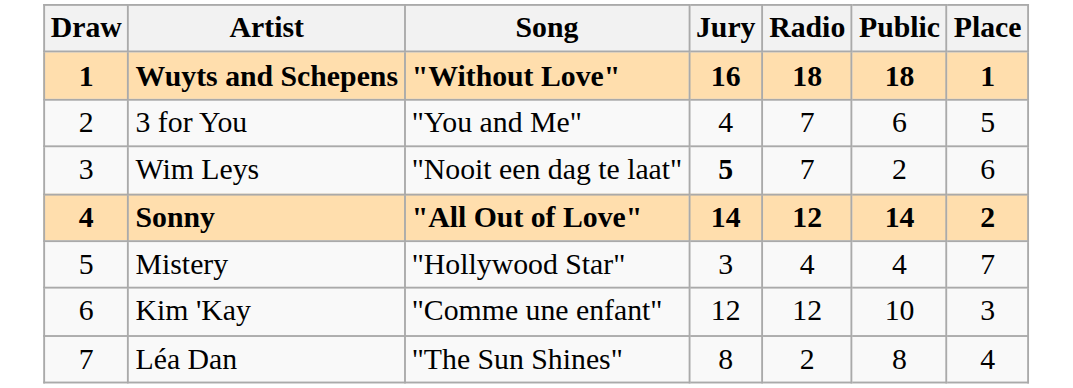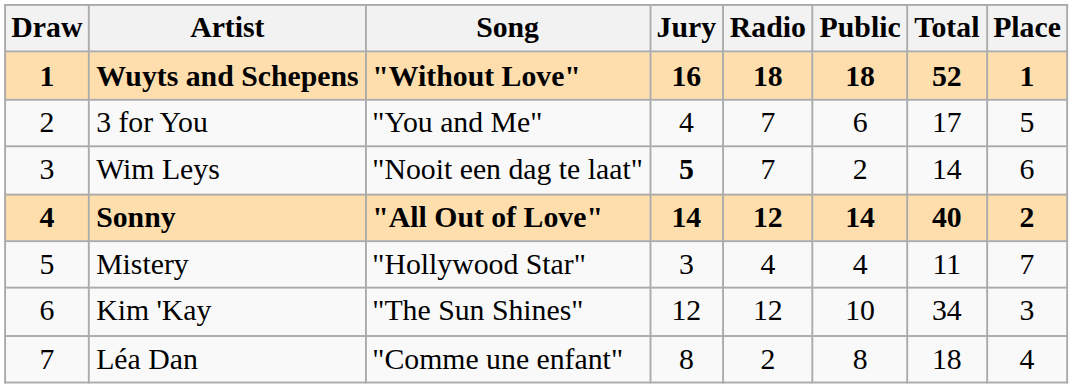+ column: (947, 28)
(537, 311) "Comme une enfant" -> (478, 311) "The Sun Shines"
(517, 358) "The Sun Shines" -> (498, 358) "Comme une enfant"
